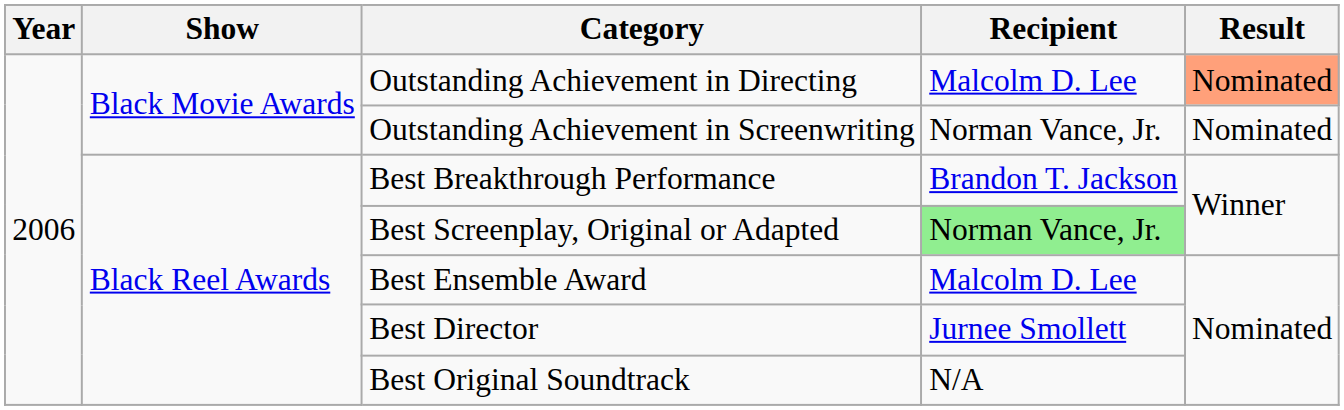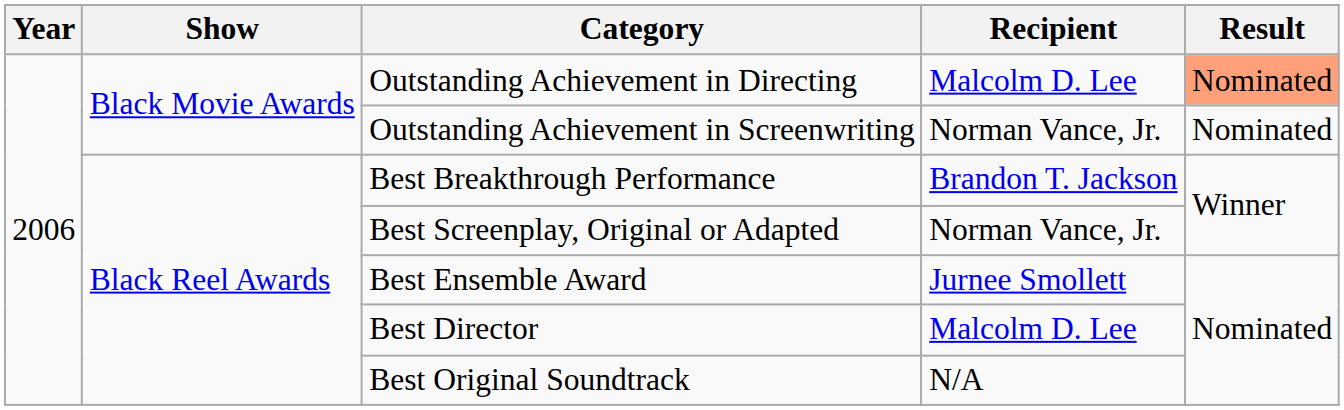(1045, 229) lightgreen background -> (1045, 229) no background
(1033, 279) Malcolm D. Lee -> (1028, 279) Jurnee Smollett
(1028, 329) Jurnee Smollett -> (1033, 329) Malcolm D. Lee
